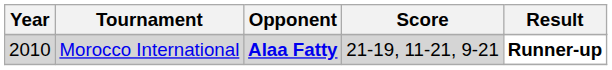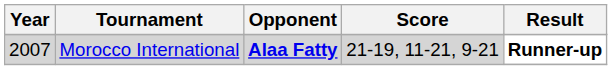(30, 49) 2010 -> (30, 49) 2007
